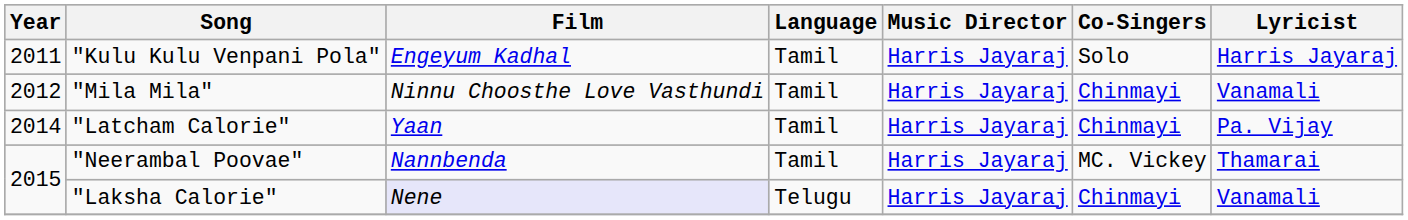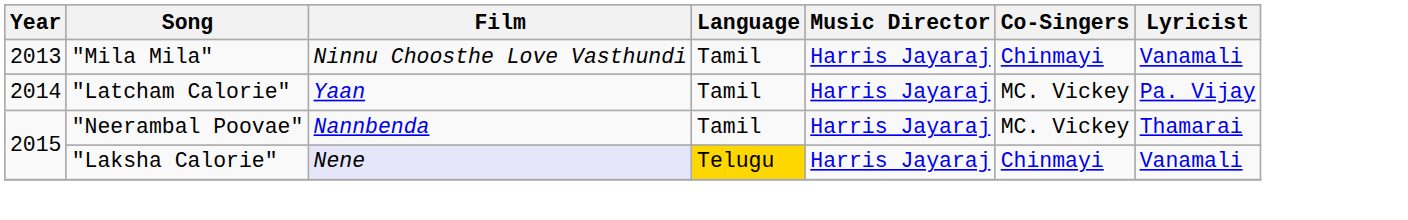- row: (226, 57)
(36, 92) 2012 -> (36, 57) 2013
(1129, 127) Chinmayi -> (1065, 92) MC. Vickey
(813, 197) no background -> (736, 162) gold background
